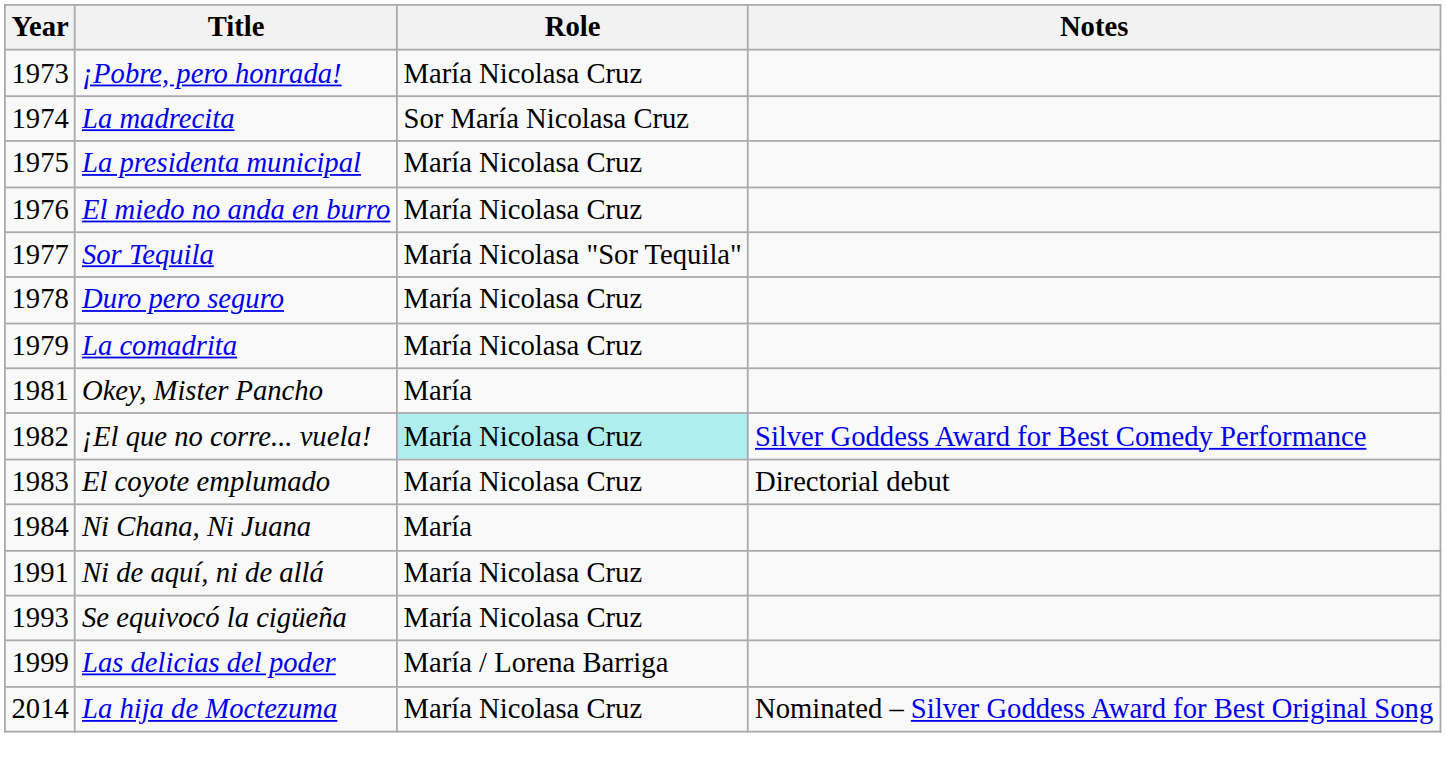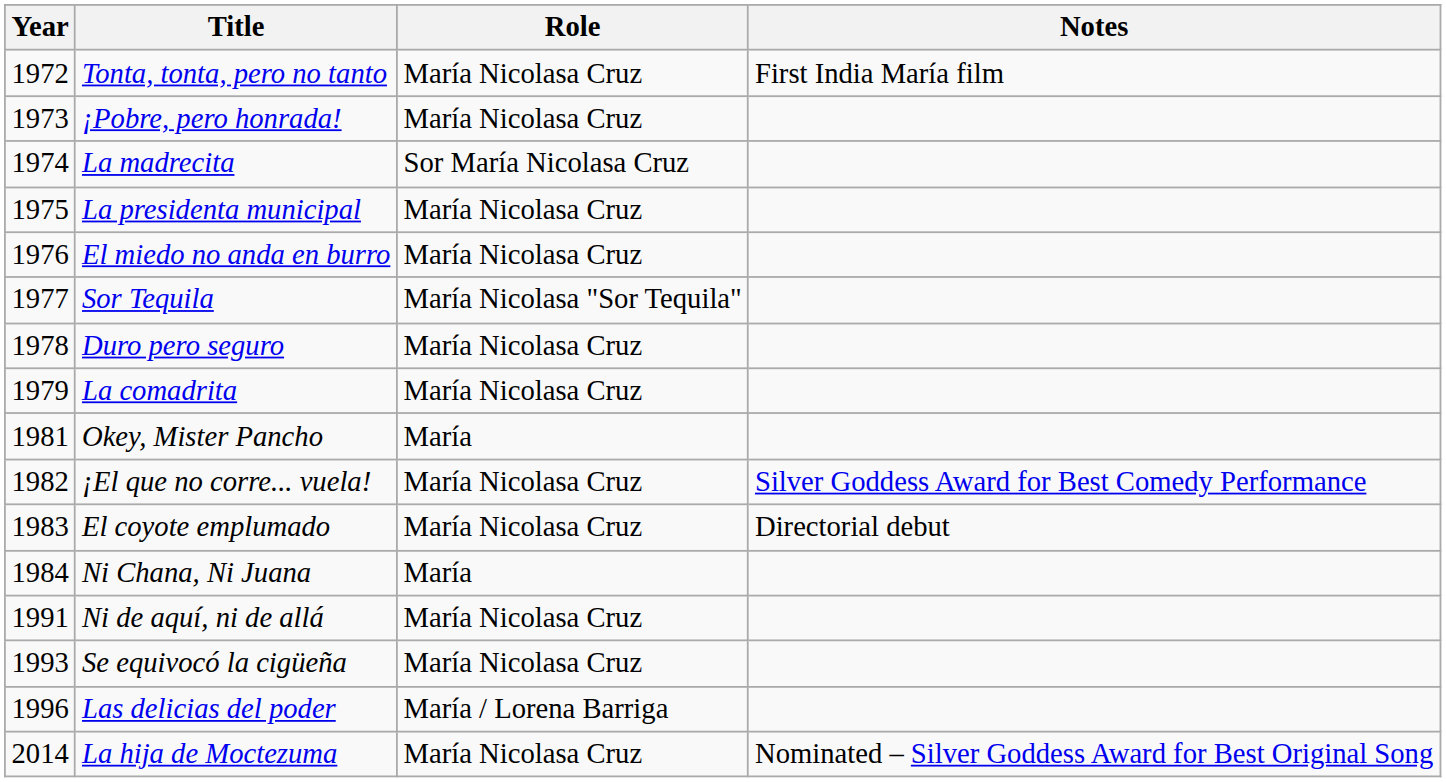+ row: (234, 72)
(523, 436) paleturquoise background -> (523, 481) no background
(40, 663) 1999 -> (40, 708) 1996
